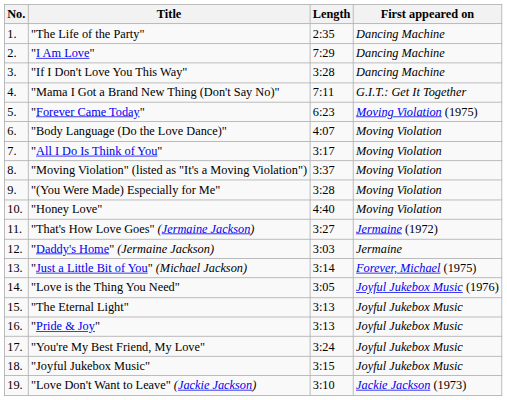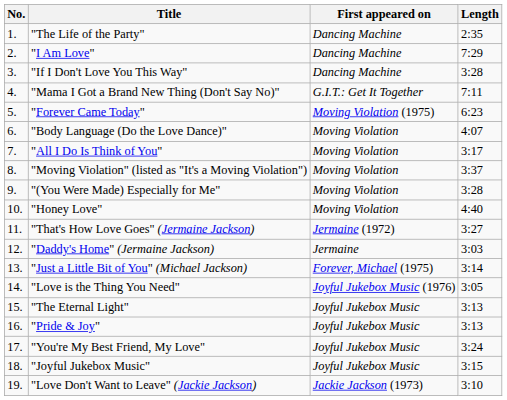columns swapped: (332, 14) <-> (427, 14)
